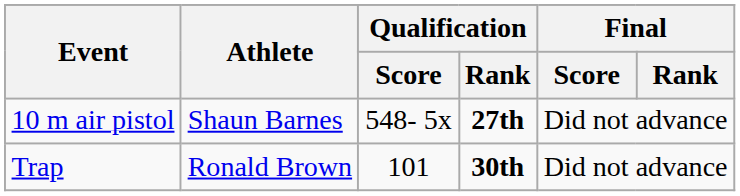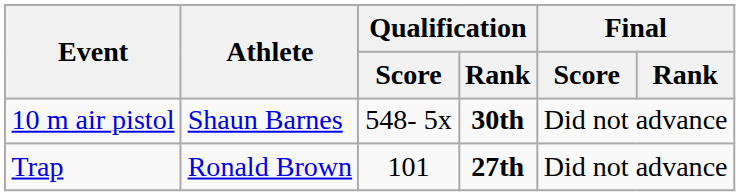(498, 120) 27th -> (498, 120) 30th
(498, 166) 30th -> (498, 166) 27th
